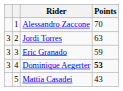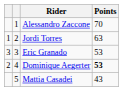(8, 38) 3 -> (8, 38) 1
(98, 51) 59 -> (98, 51) 53
(8, 65) 3 -> (8, 65) 2
